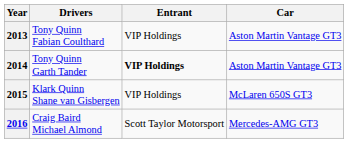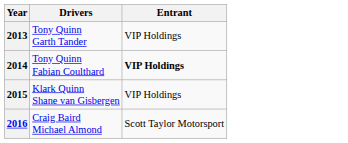- column: (285, 13)
(68, 36) Tony Quinn Fabian Coulthard -> (59, 36) Tony Quinn Garth Tander
(59, 65) Tony Quinn Garth Tander -> (68, 65) Tony Quinn Fabian Coulthard
